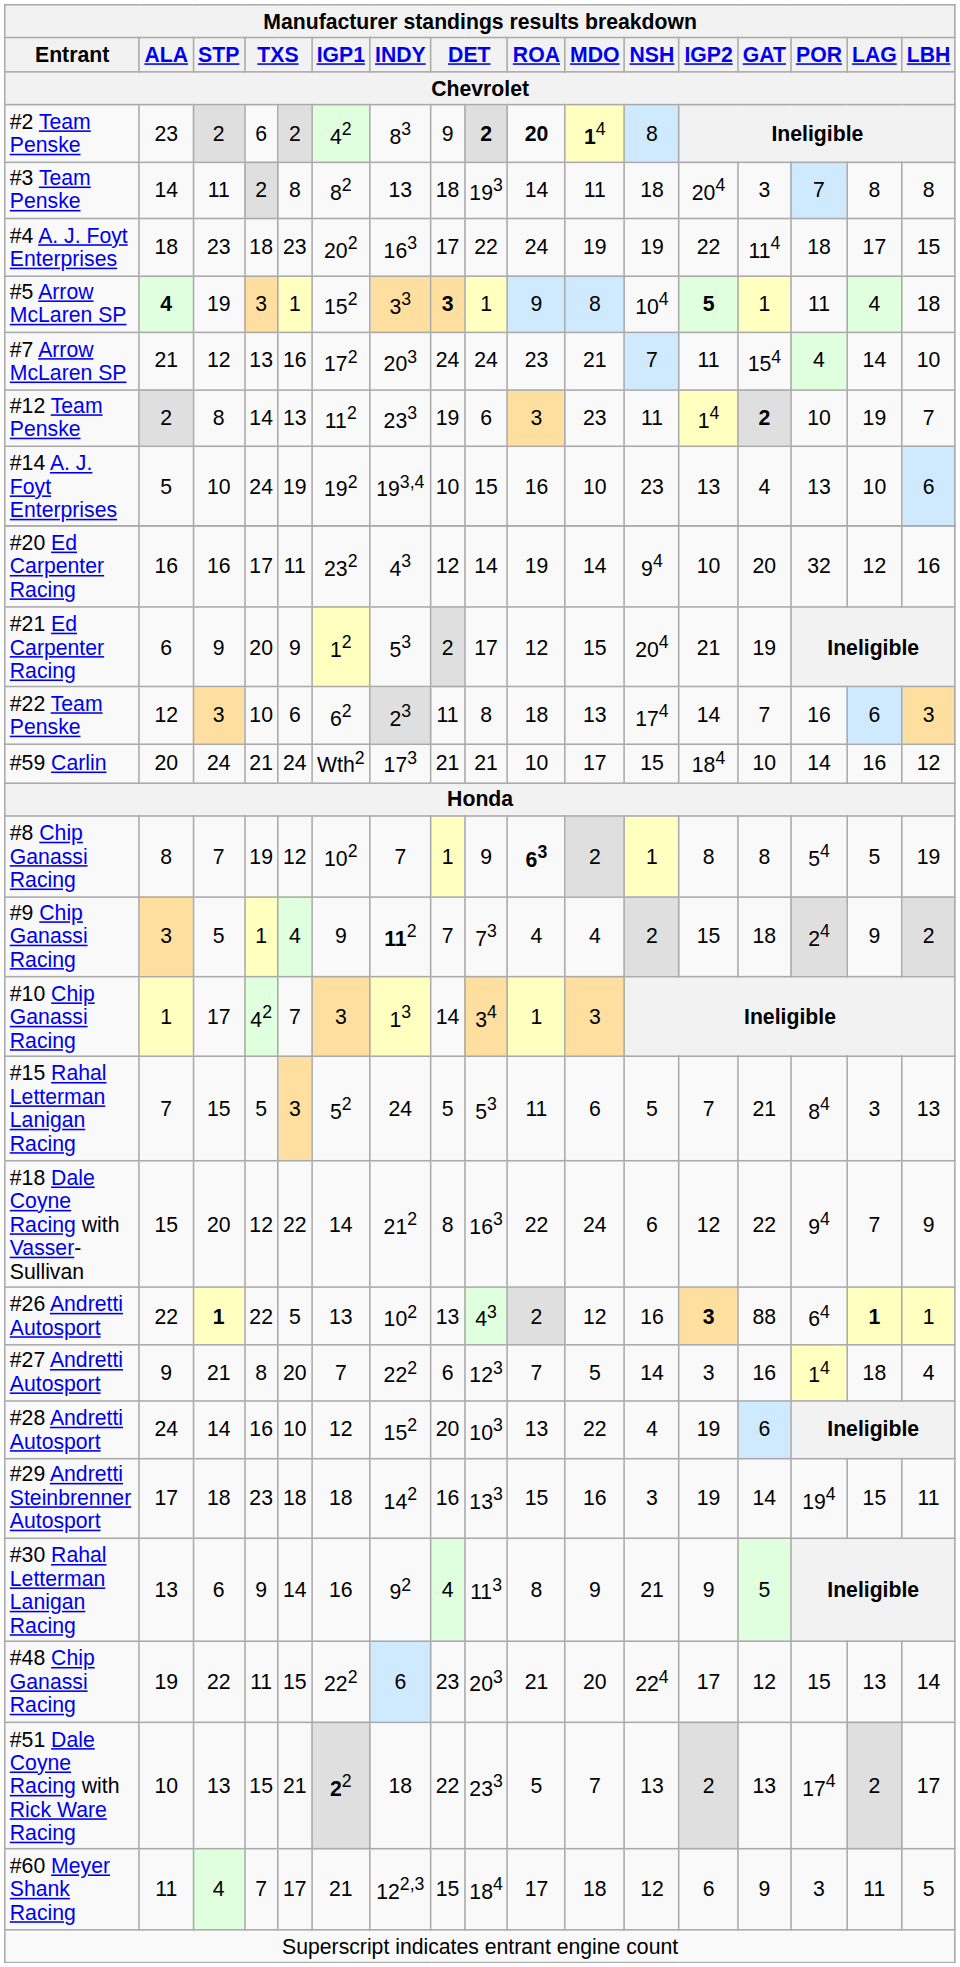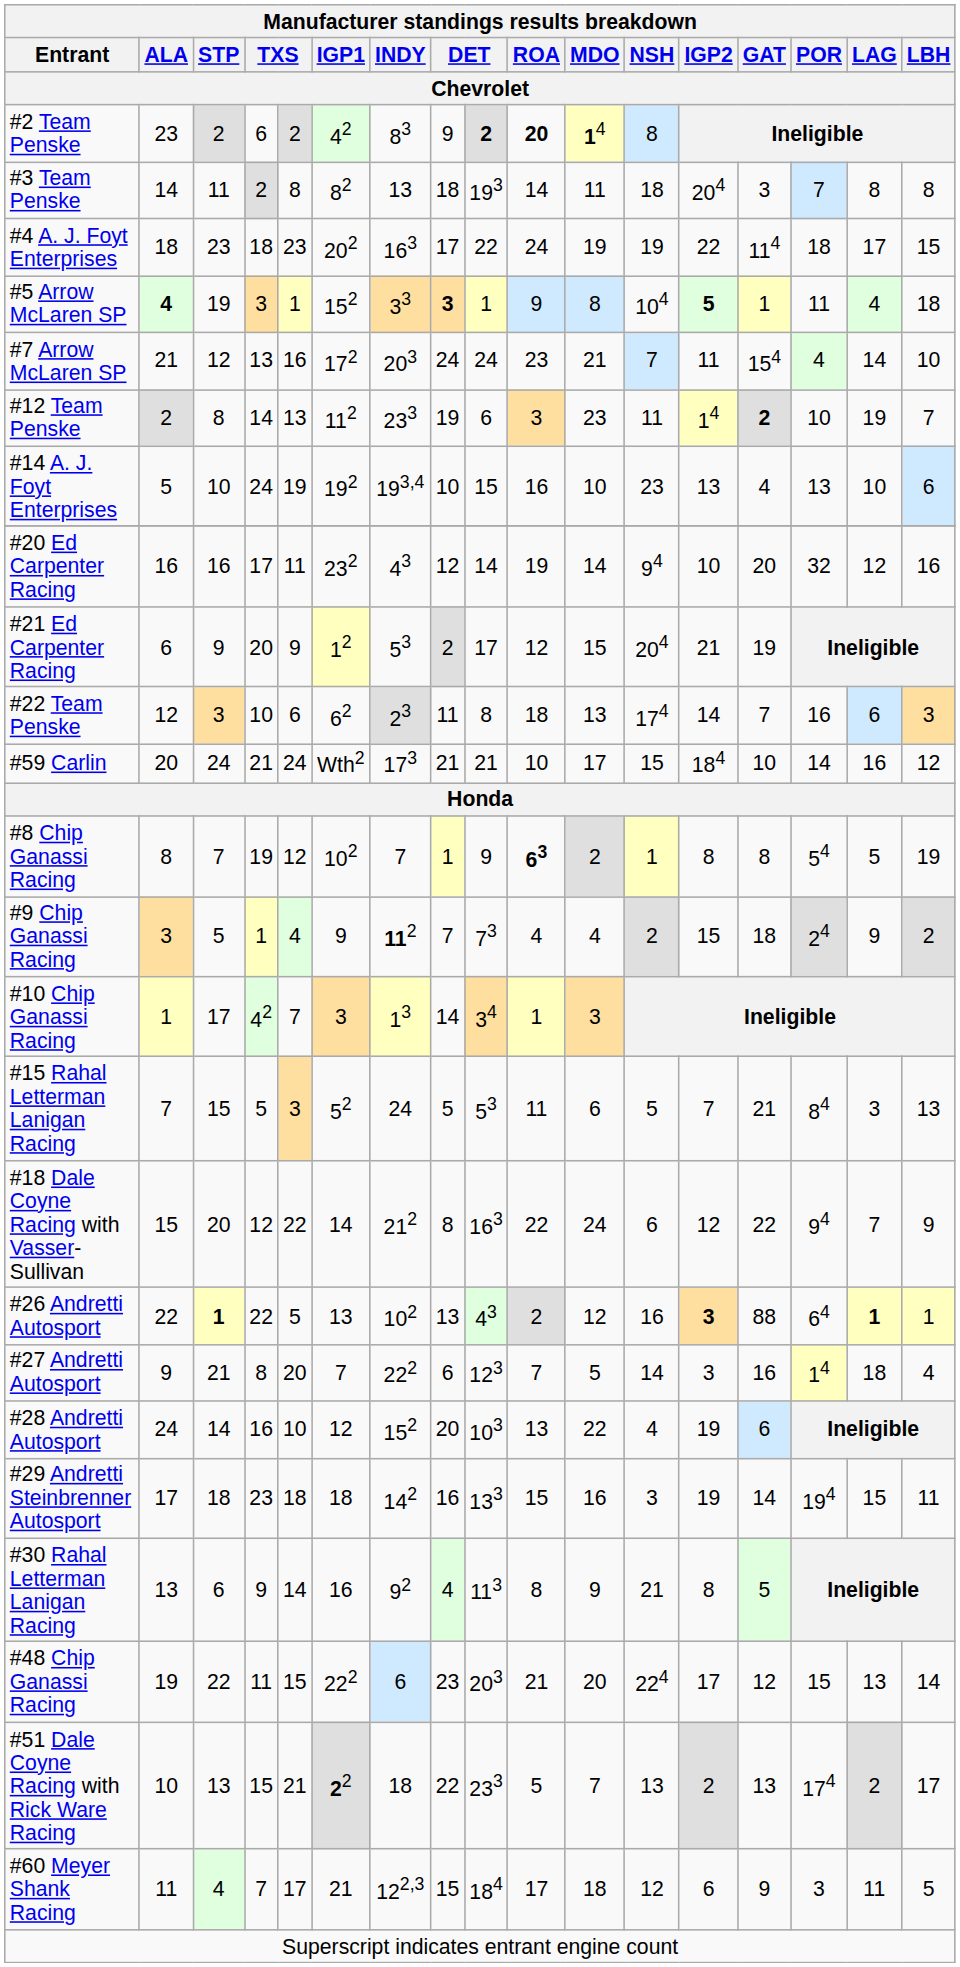(709, 1590) 9 -> (709, 1590) 8
